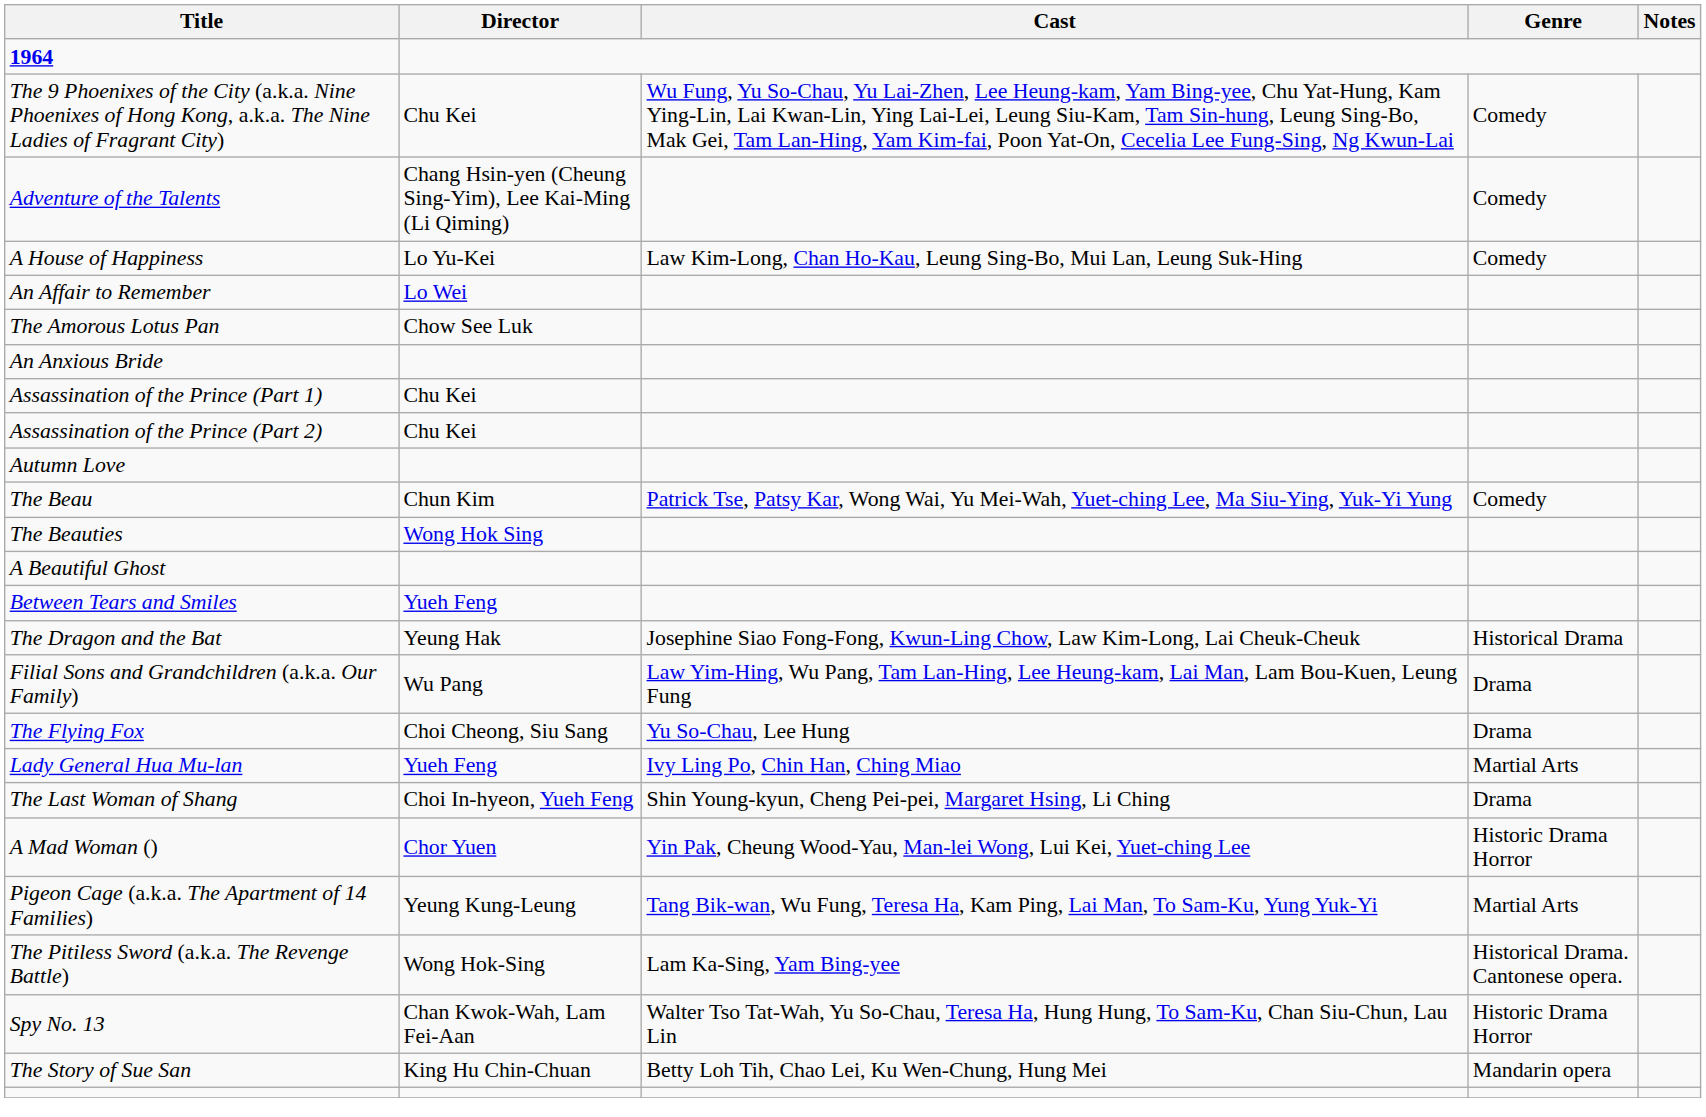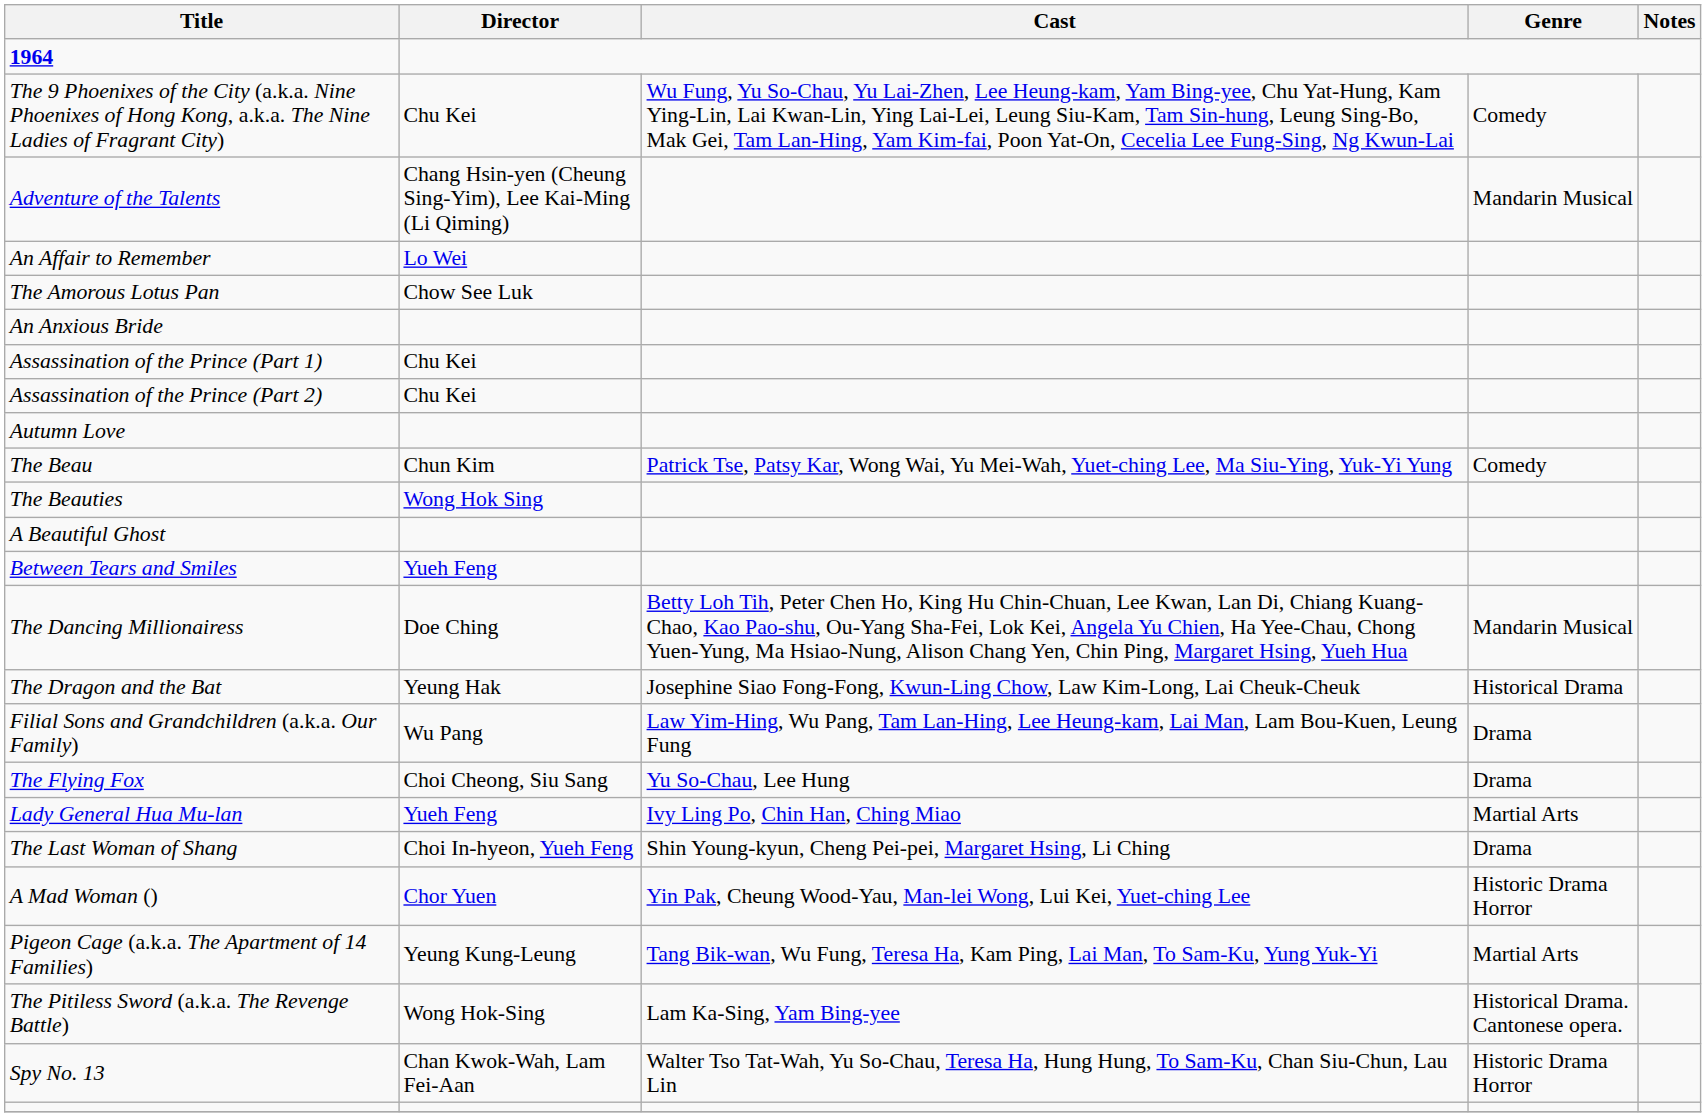(1510, 198) Comedy -> (1553, 198) Mandarin Musical
- row: (107, 257)
+ row: (127, 627)
- row: (100, 1070)
